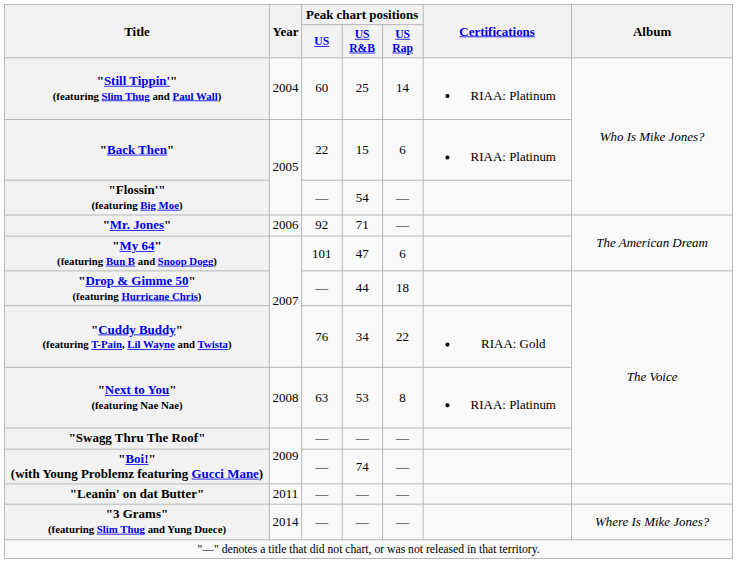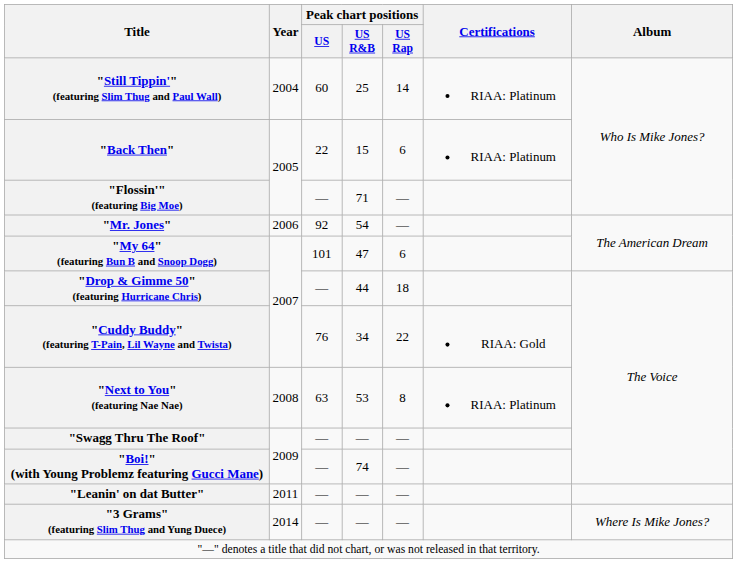(362, 197) 54 -> (362, 197) 71
(362, 225) 71 -> (362, 225) 54
